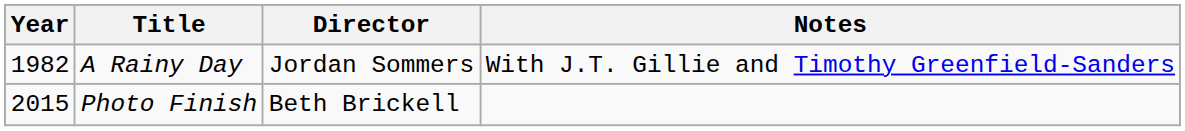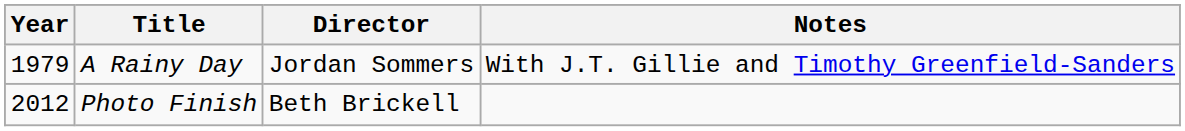(40, 65) 1982 -> (40, 65) 1979
(40, 105) 2015 -> (40, 105) 2012
